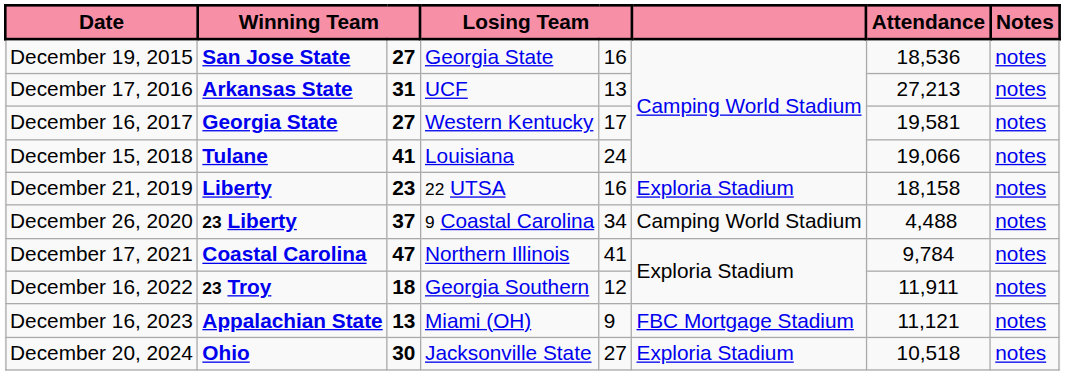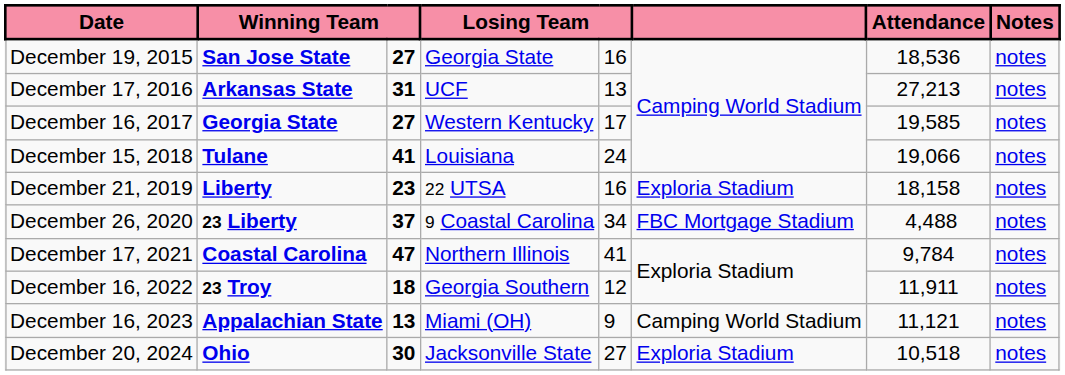(928, 122) 19,581 -> (928, 122) 19,585
(749, 221) Camping World Stadium -> (745, 221) FBC Mortgage Stadium
(745, 320) FBC Mortgage Stadium -> (749, 320) Camping World Stadium
